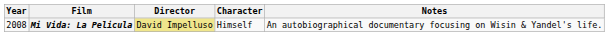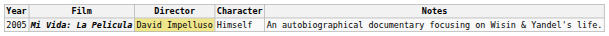(17, 25) 2008 -> (17, 25) 2005
